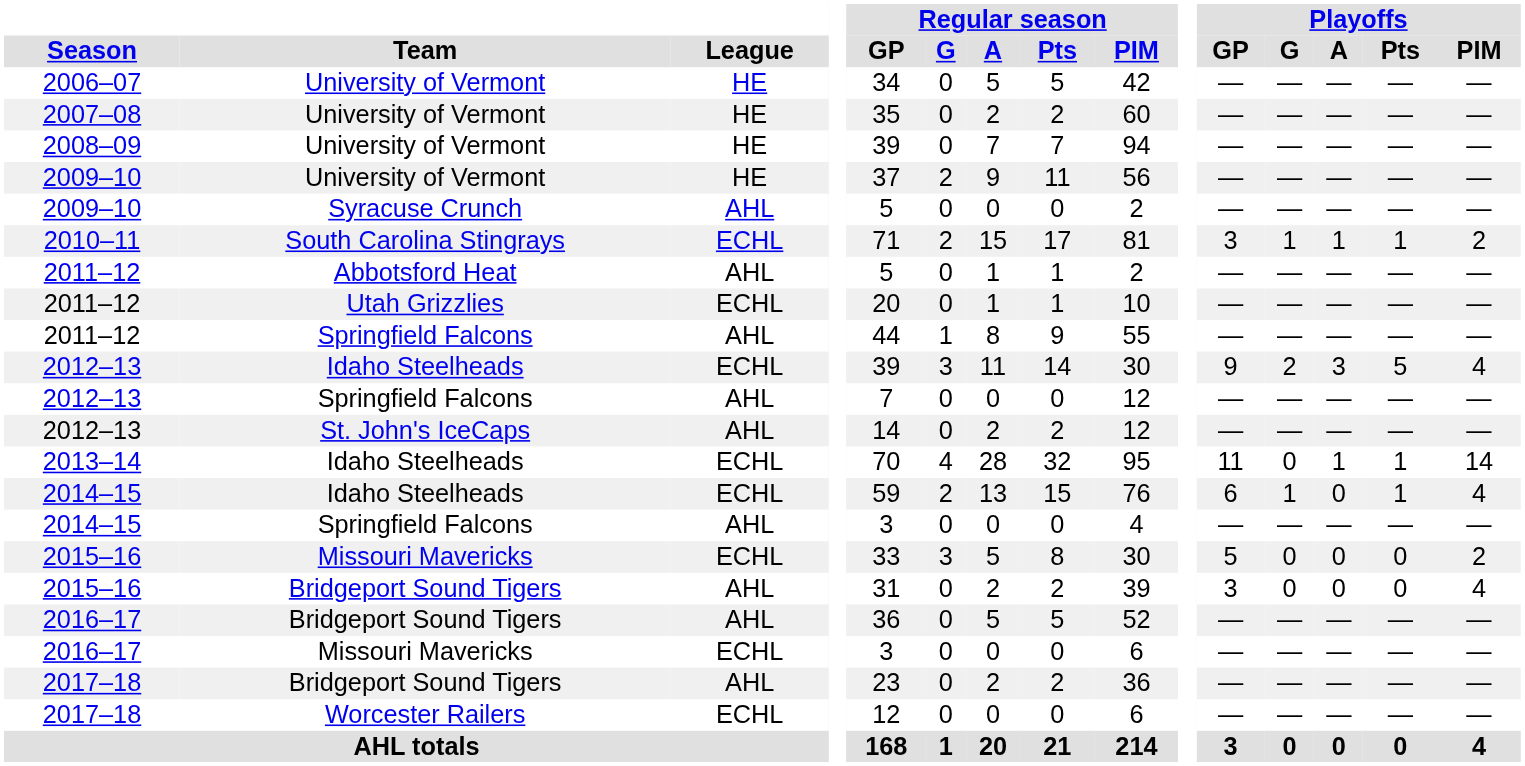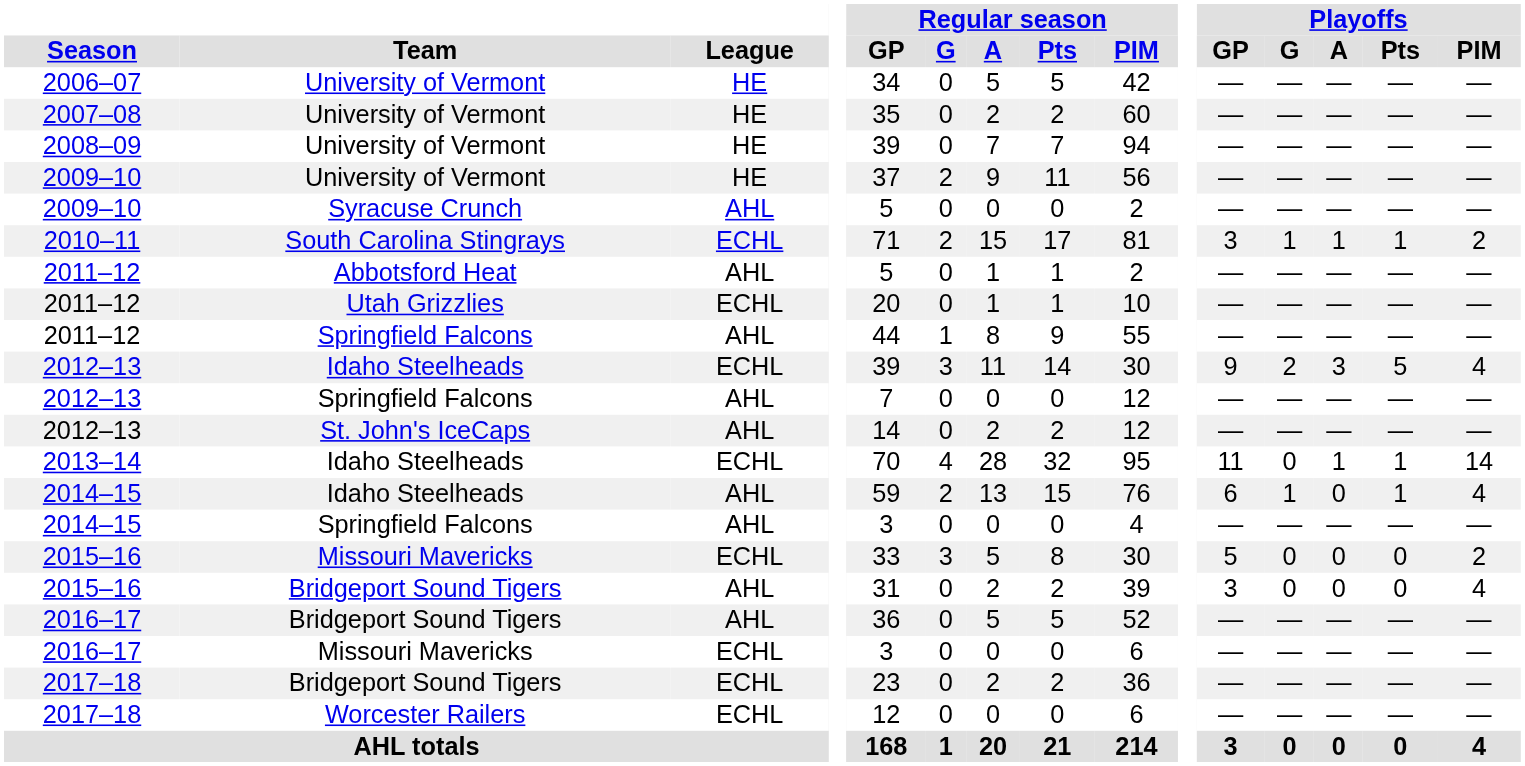(750, 493) ECHL -> (750, 493) AHL
(750, 683) AHL -> (750, 683) ECHL
